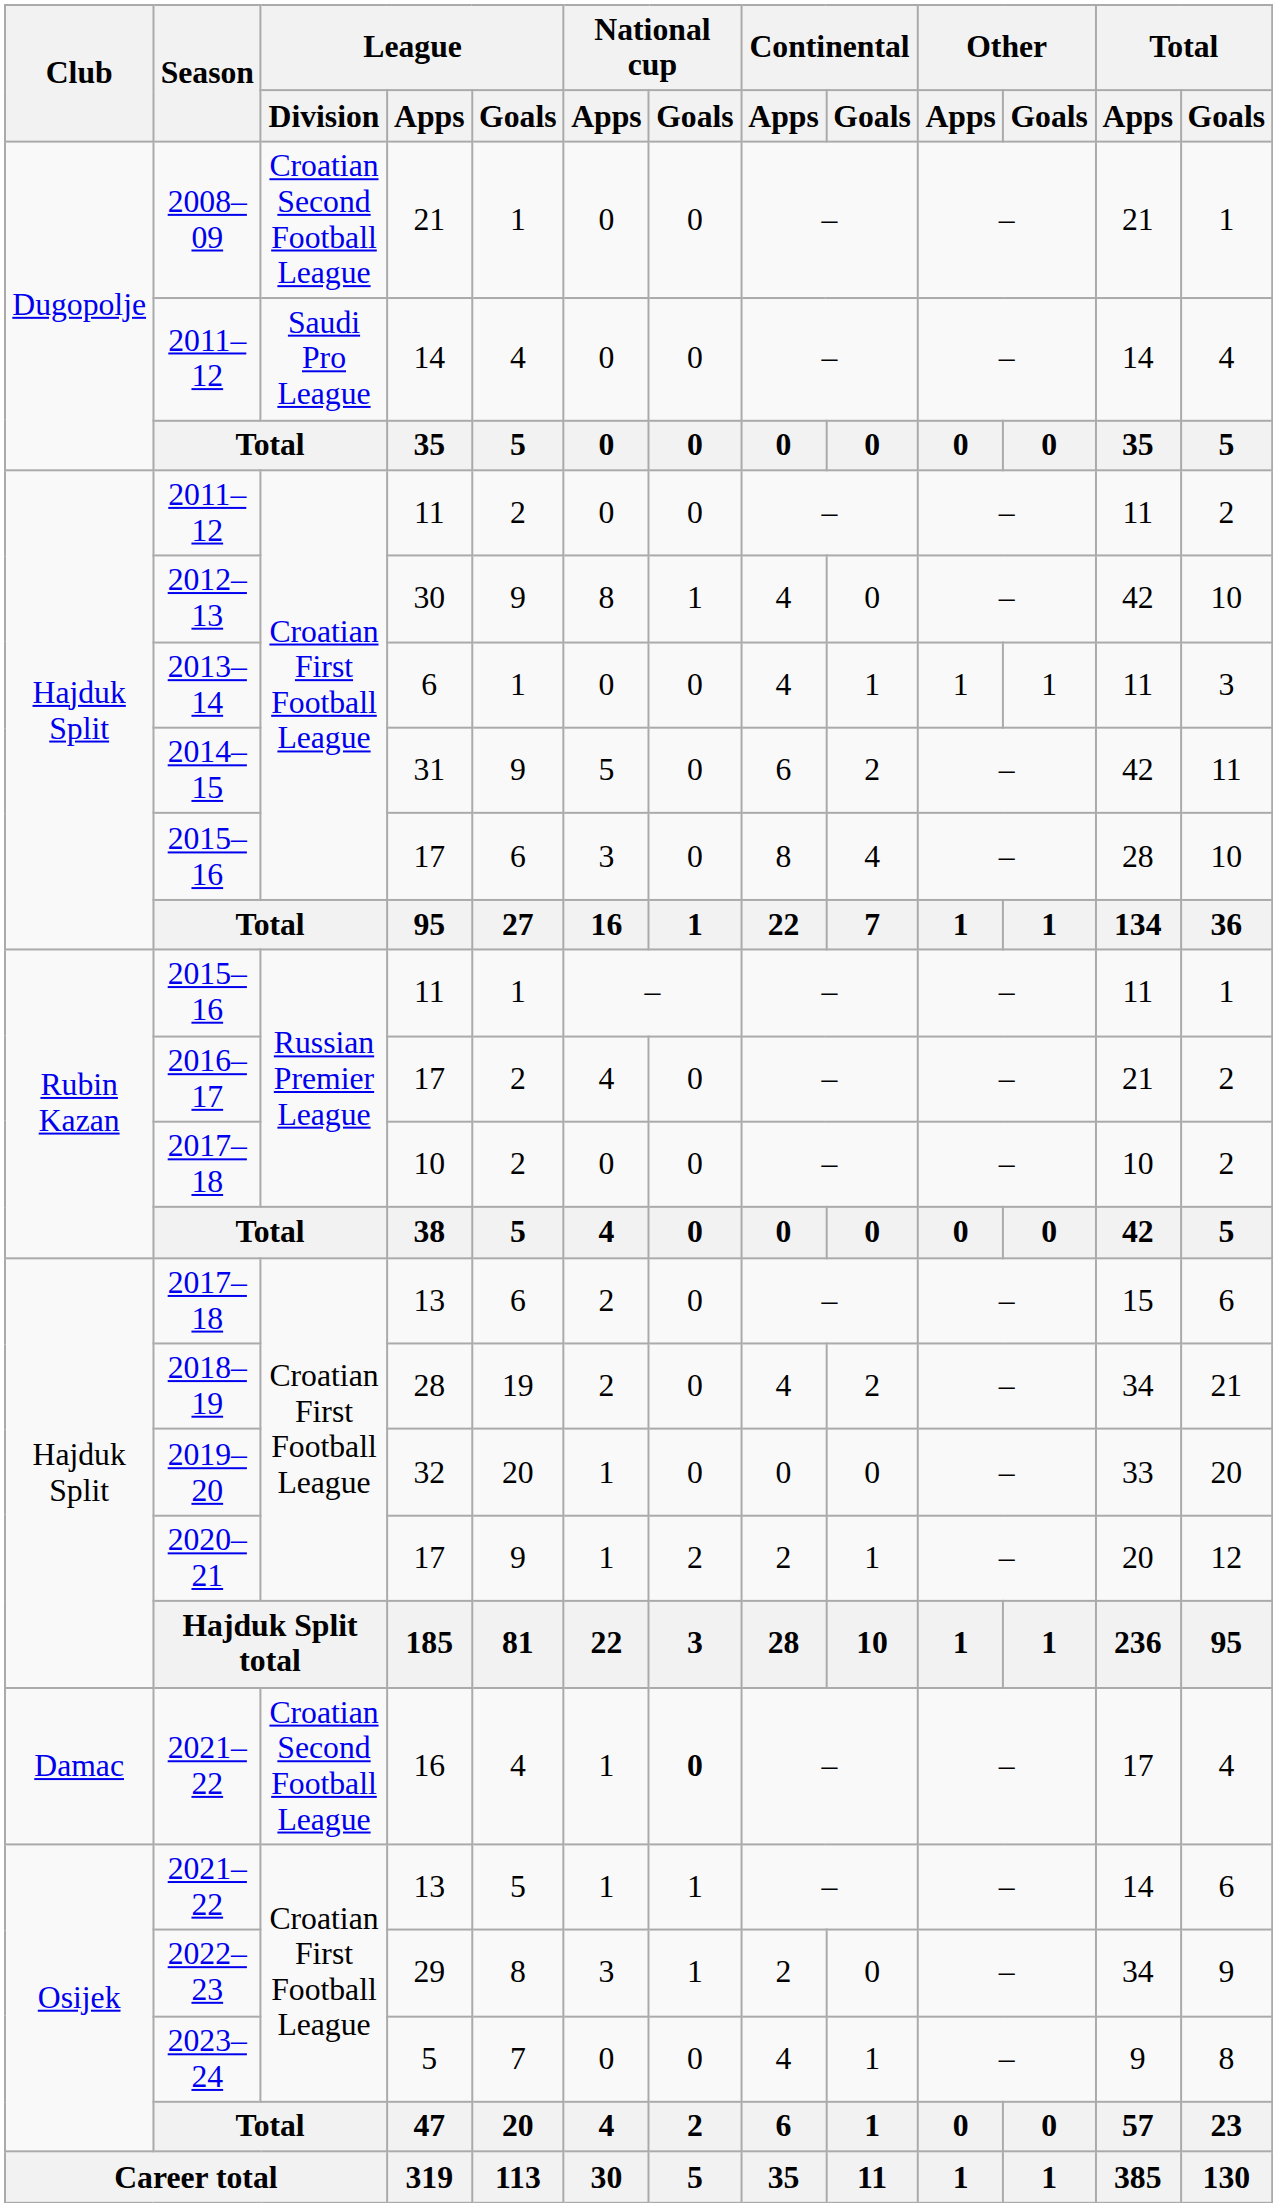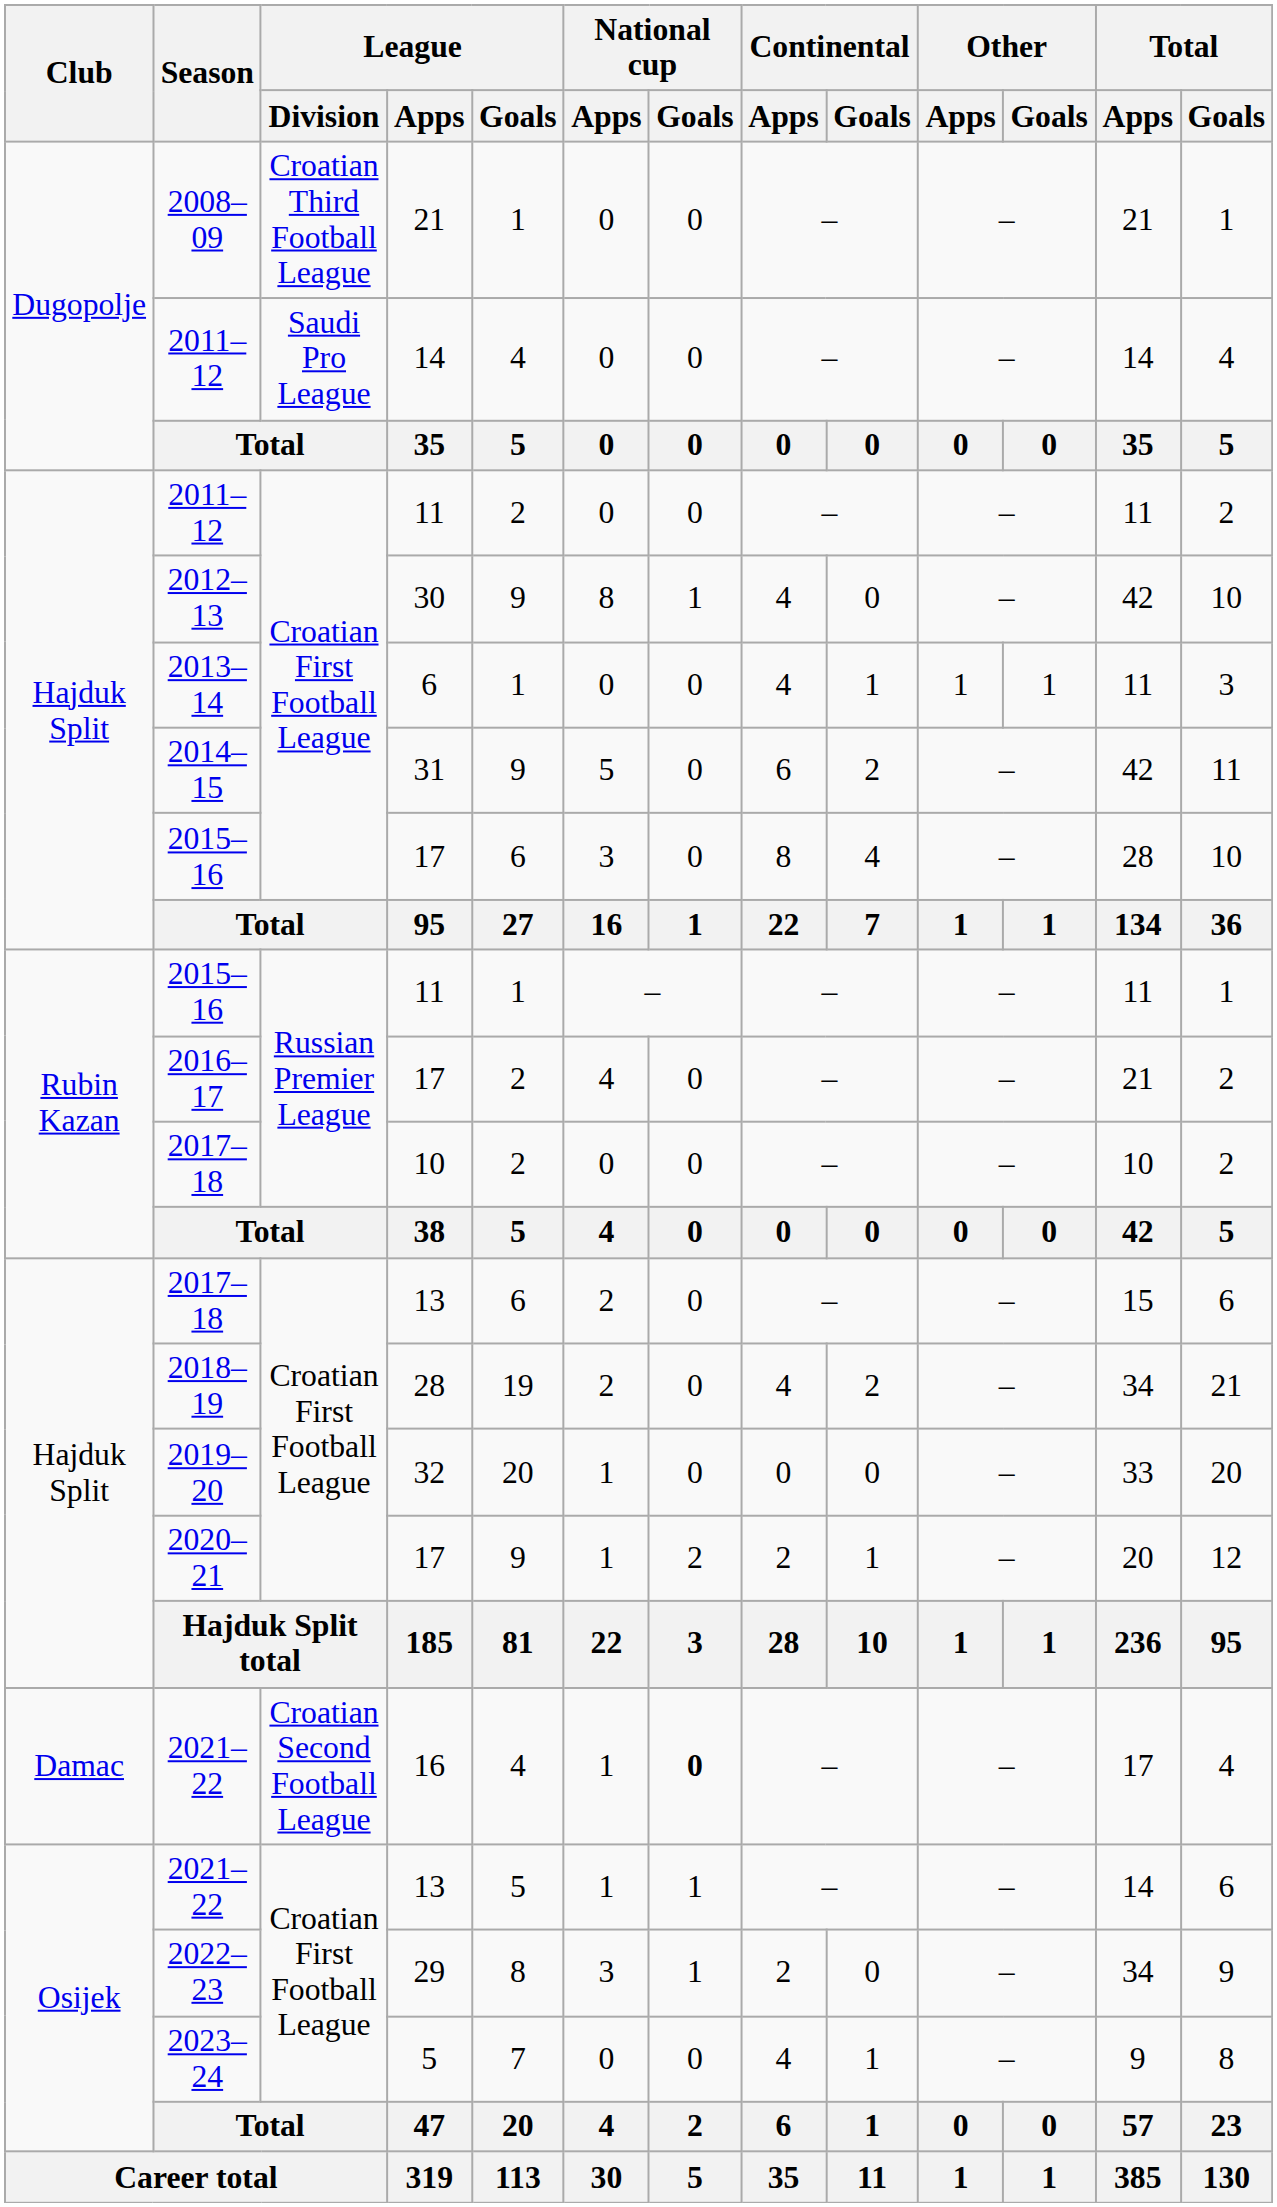(324, 219) Croatian Second Football League -> (324, 219) Croatian Third Football League
